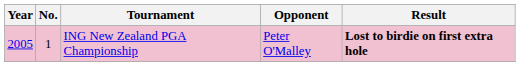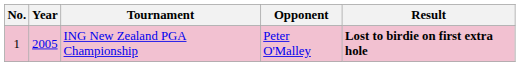columns swapped: (48, 15) <-> (20, 15)
